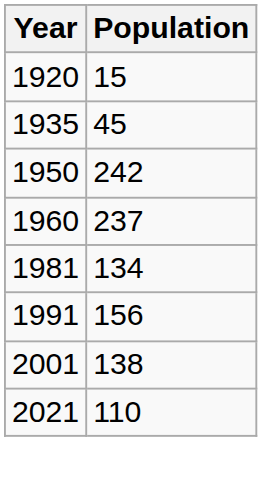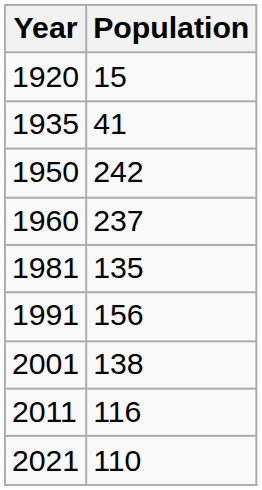(110, 124) 45 -> (110, 124) 41
(118, 268) 134 -> (118, 268) 135
+ row: (44, 412)
